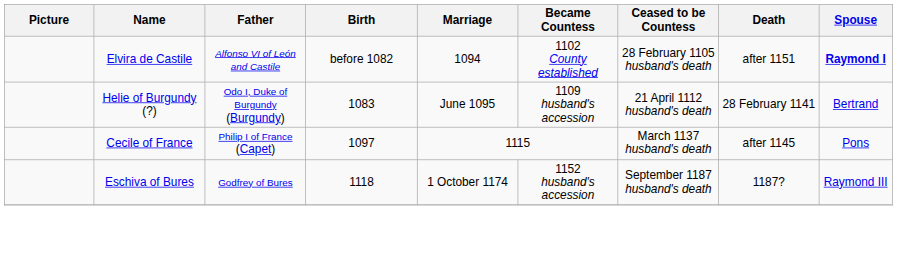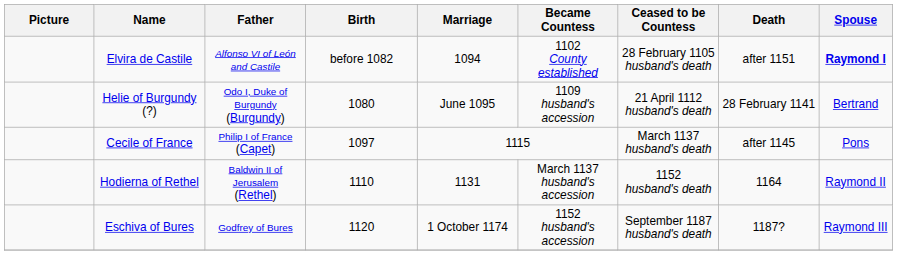(361, 104) 1083 -> (361, 104) 1080
+ row: (149, 182)
(361, 182) 1118 -> (361, 227) 1120
